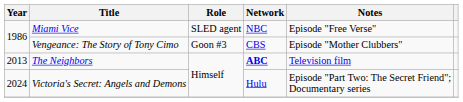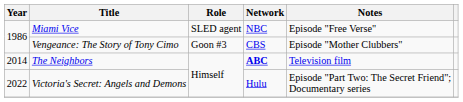(17, 61) 2013 -> (17, 61) 2014
(17, 83) 2024 -> (17, 83) 2022
